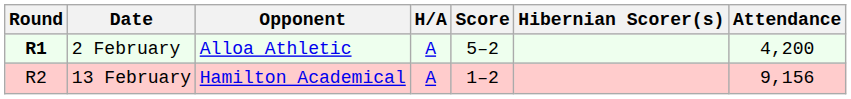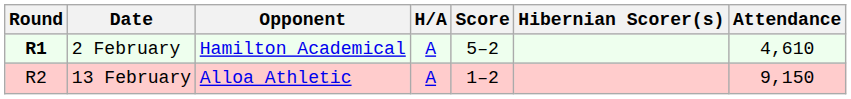(276, 49) Alloa Athletic -> (303, 49) Hamilton Academical
(787, 49) 4,200 -> (787, 49) 4,610
(303, 78) Hamilton Academical -> (276, 78) Alloa Athletic
(787, 78) 9,156 -> (787, 78) 9,150
